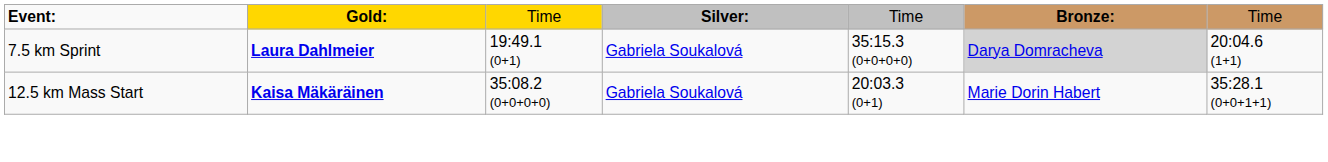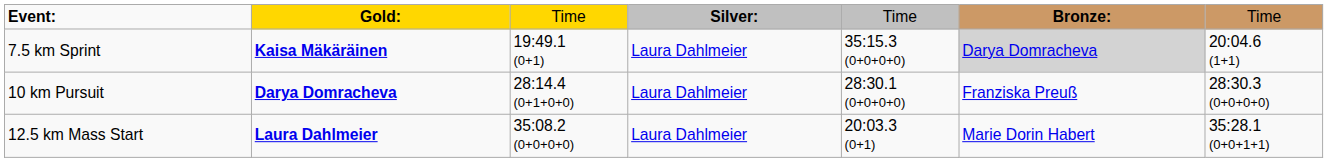(313, 50) Laura Dahlmeier -> (321, 50) Kaisa Mäkäräinen
(674, 50) Gabriela Soukalová -> (689, 50) Laura Dahlmeier
+ row: (56, 93)
(317, 93) Kaisa Mäkäräinen -> (316, 135) Laura Dahlmeier
(674, 93) Gabriela Soukalová -> (689, 135) Laura Dahlmeier
